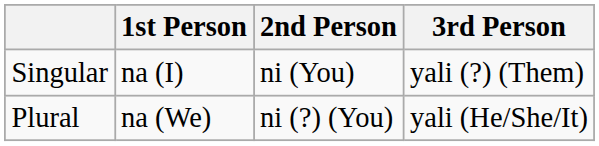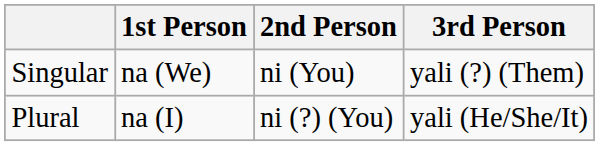(152, 72) na (I) -> (166, 72) na (We)
(166, 117) na (We) -> (152, 117) na (I)
